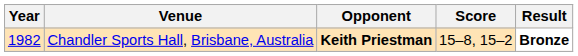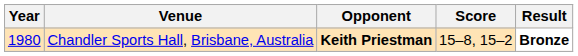(24, 40) 1982 -> (24, 40) 1980
